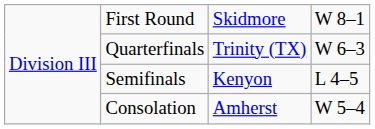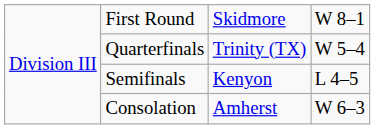(340, 49) W 6–3 -> (340, 49) W 5–4
(340, 108) W 5–4 -> (340, 108) W 6–3
